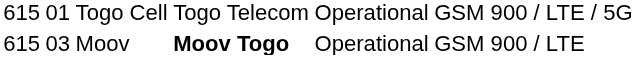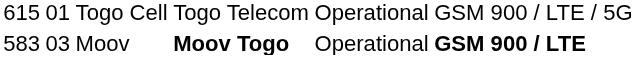(22, 43) 615 -> (22, 43) 583
(509, 43) normal -> (510, 43) bold
